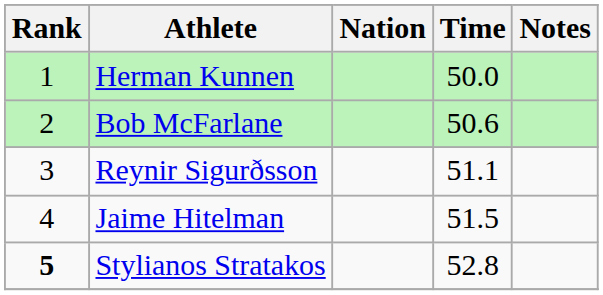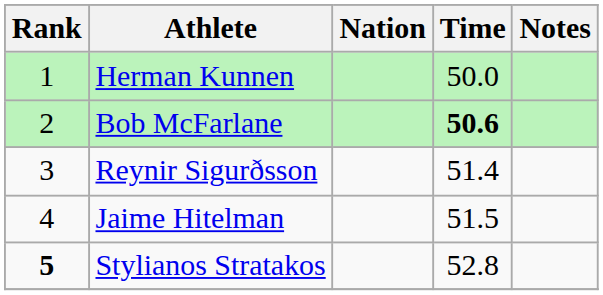(473, 123) normal -> (473, 123) bold
(473, 170) 51.1 -> (473, 170) 51.4
